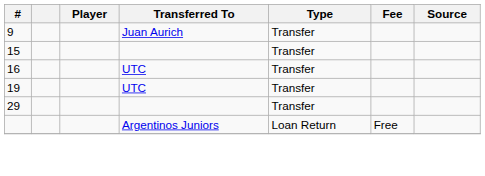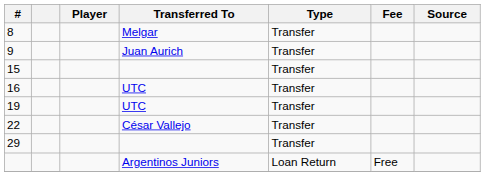+ row: (10, 32)
+ row: (14, 125)
